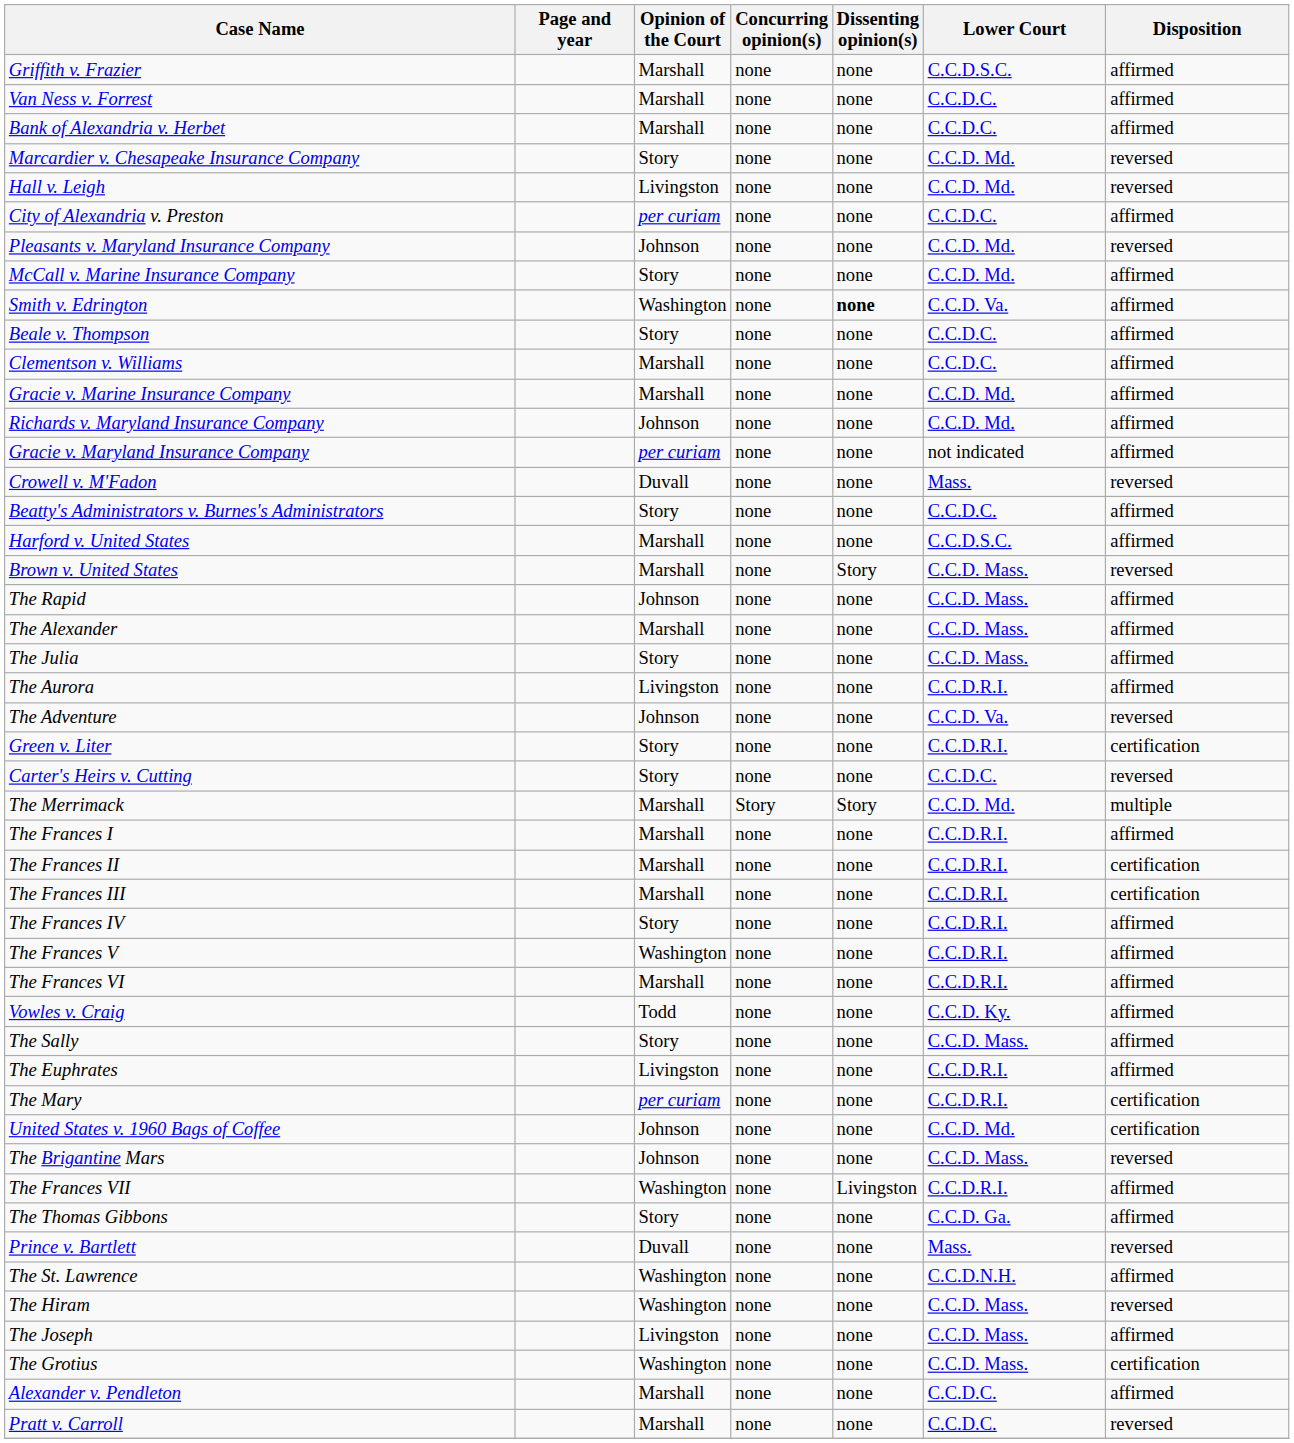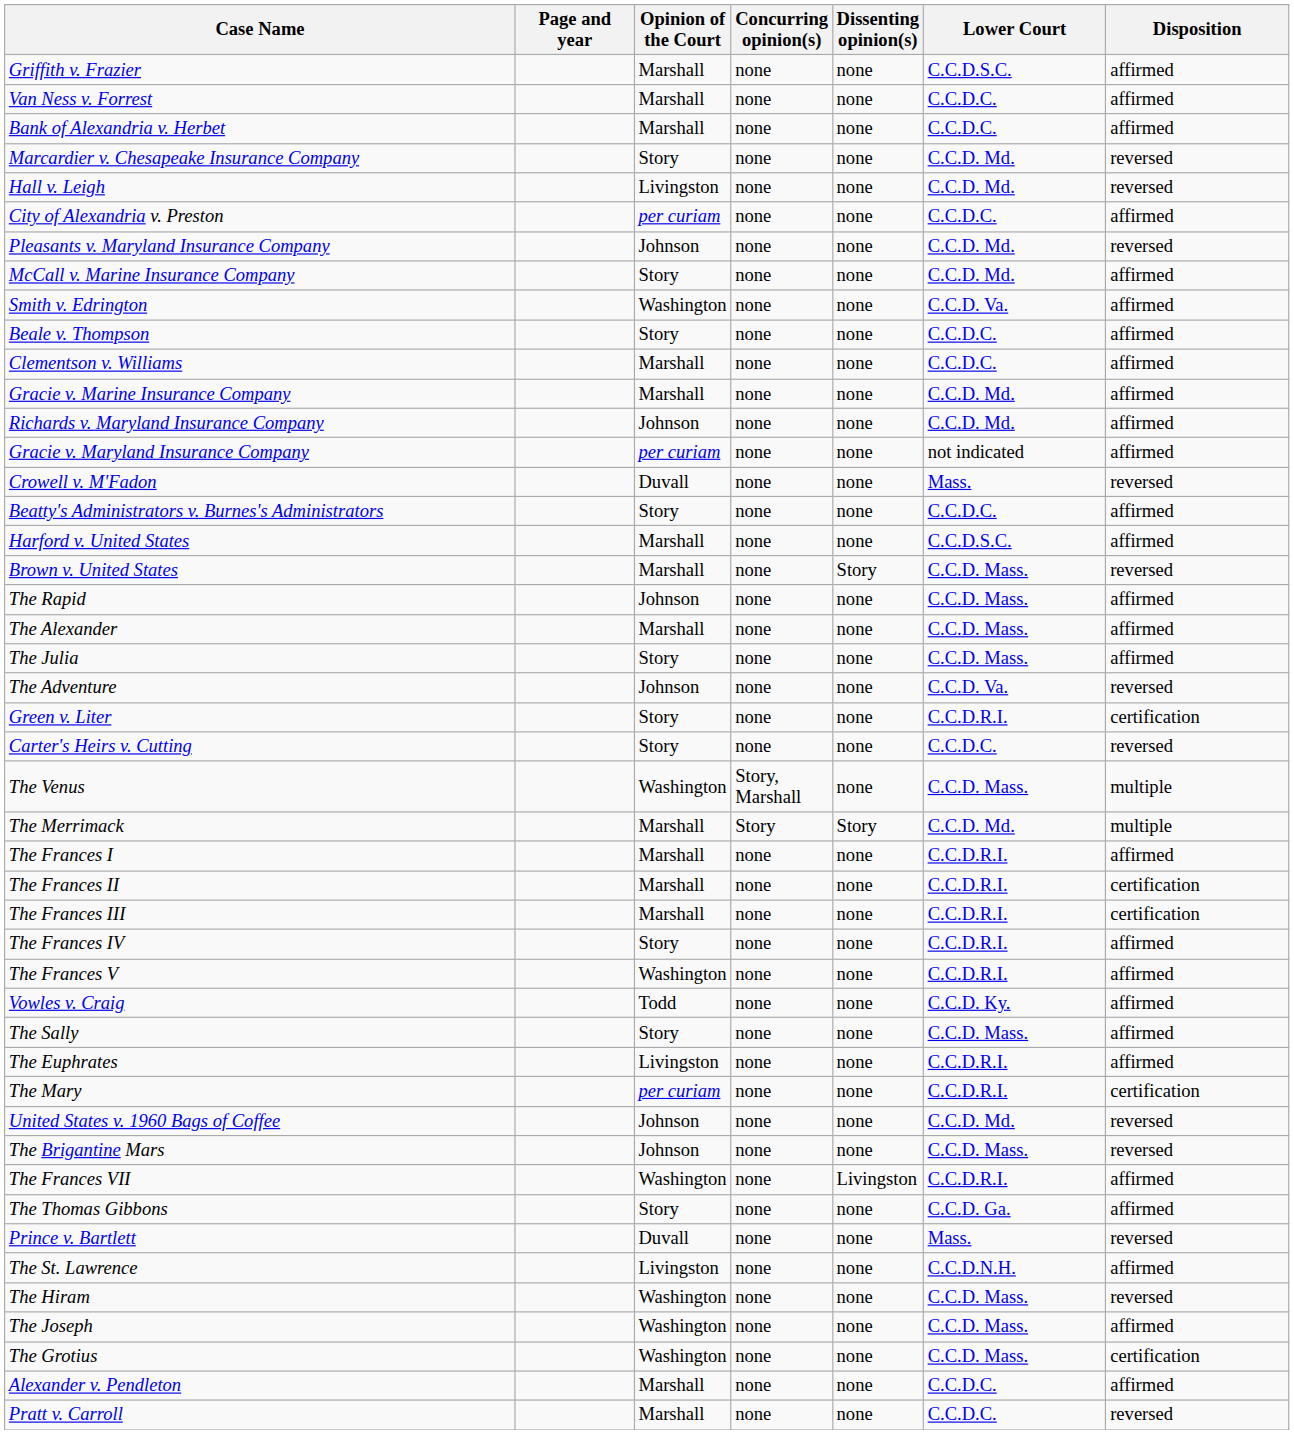(856, 305) bold -> (855, 305) normal
- row: (51, 687)
+ row: (47, 786)
- row: (67, 982)
(1155, 1129) certification -> (1142, 1120) reversed
(683, 1276) Washington -> (679, 1267) Livingston
(679, 1335) Livingston -> (683, 1326) Washington
